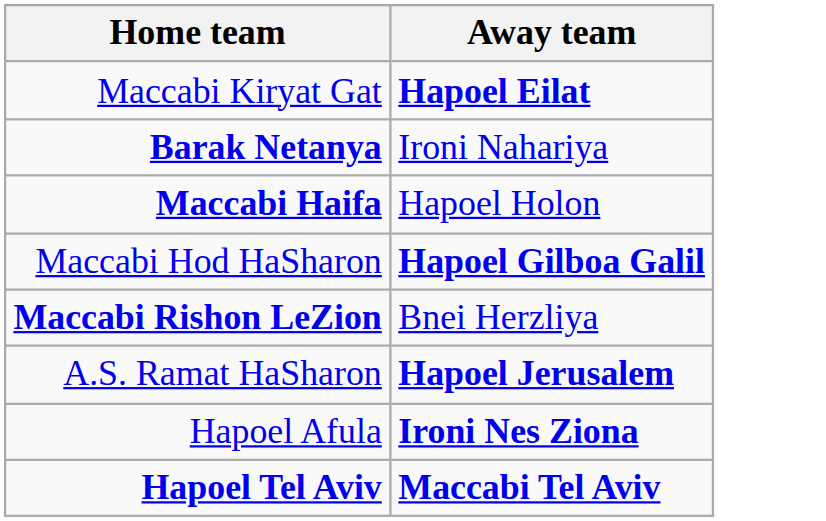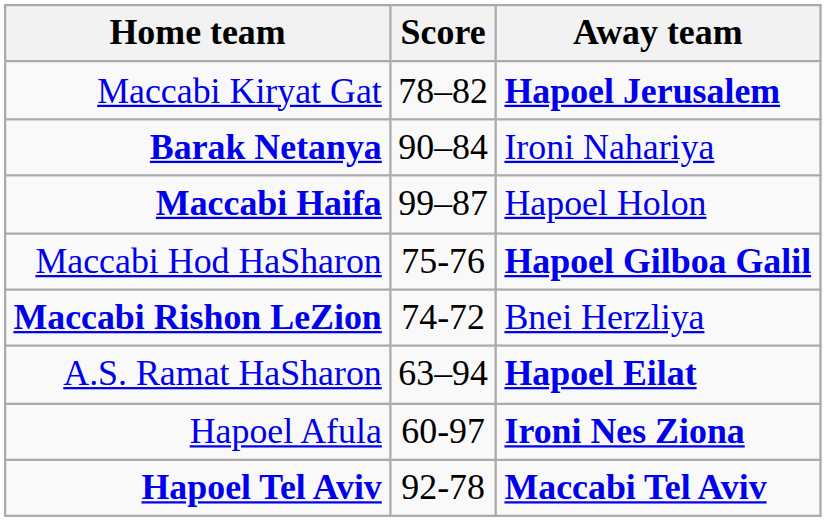+ column: (443, 32)
(494, 89) Hapoel Eilat -> (642, 89) Hapoel Jerusalem
(536, 373) Hapoel Jerusalem -> (601, 373) Hapoel Eilat
